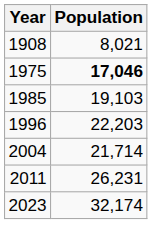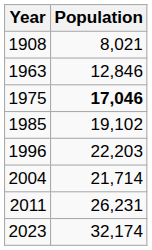+ row: (28, 71)
(117, 98) 19,103 -> (117, 124) 19,102
